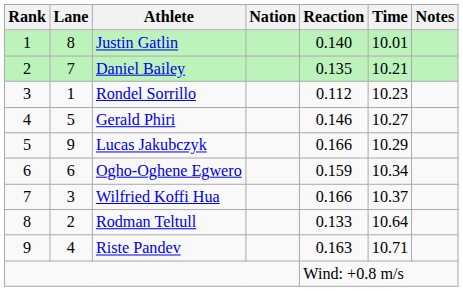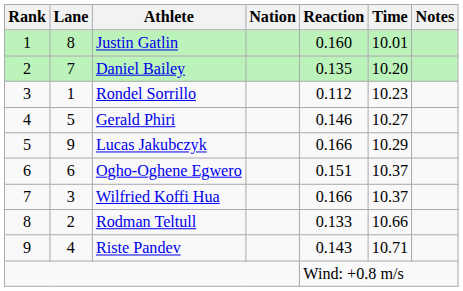(334, 42) 0.140 -> (334, 42) 0.160
(390, 68) 10.21 -> (390, 68) 10.20
(334, 171) 0.159 -> (334, 171) 0.151
(390, 171) 10.34 -> (390, 171) 10.37
(390, 222) 10.64 -> (390, 222) 10.66
(334, 247) 0.163 -> (334, 247) 0.143
